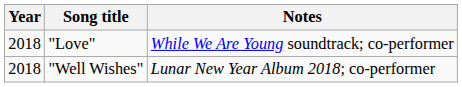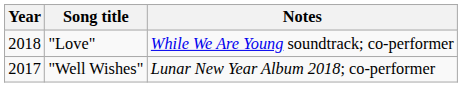(25, 69) 2018 -> (25, 69) 2017
